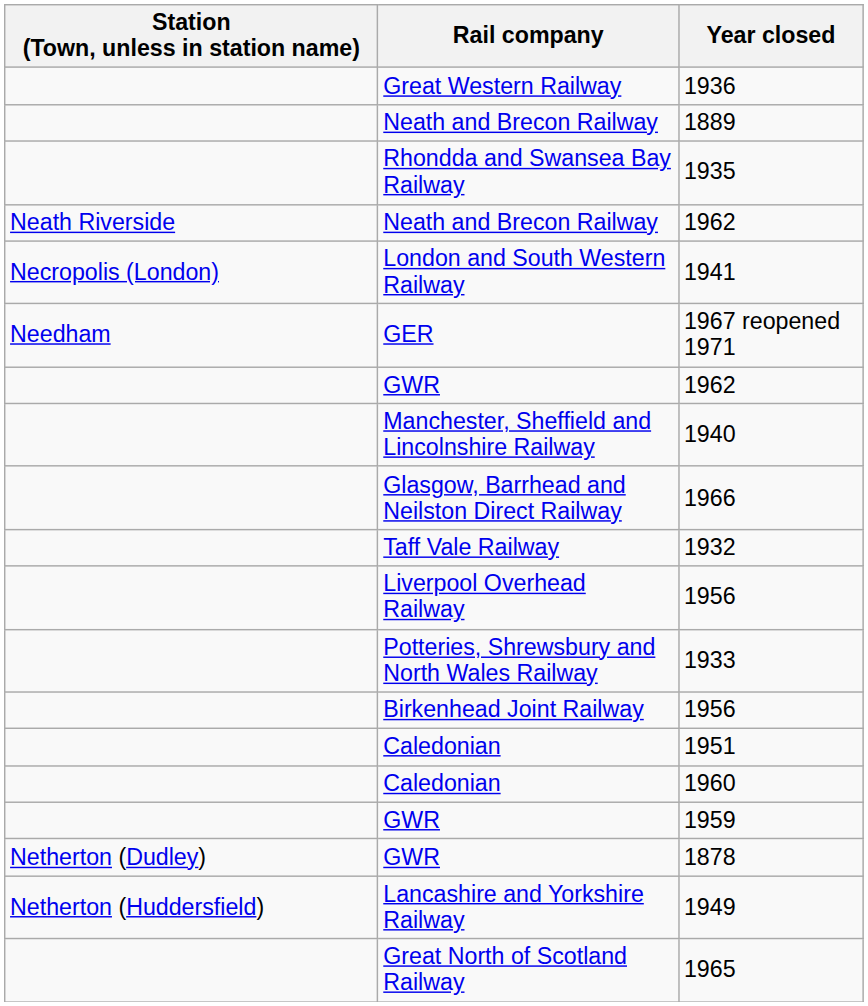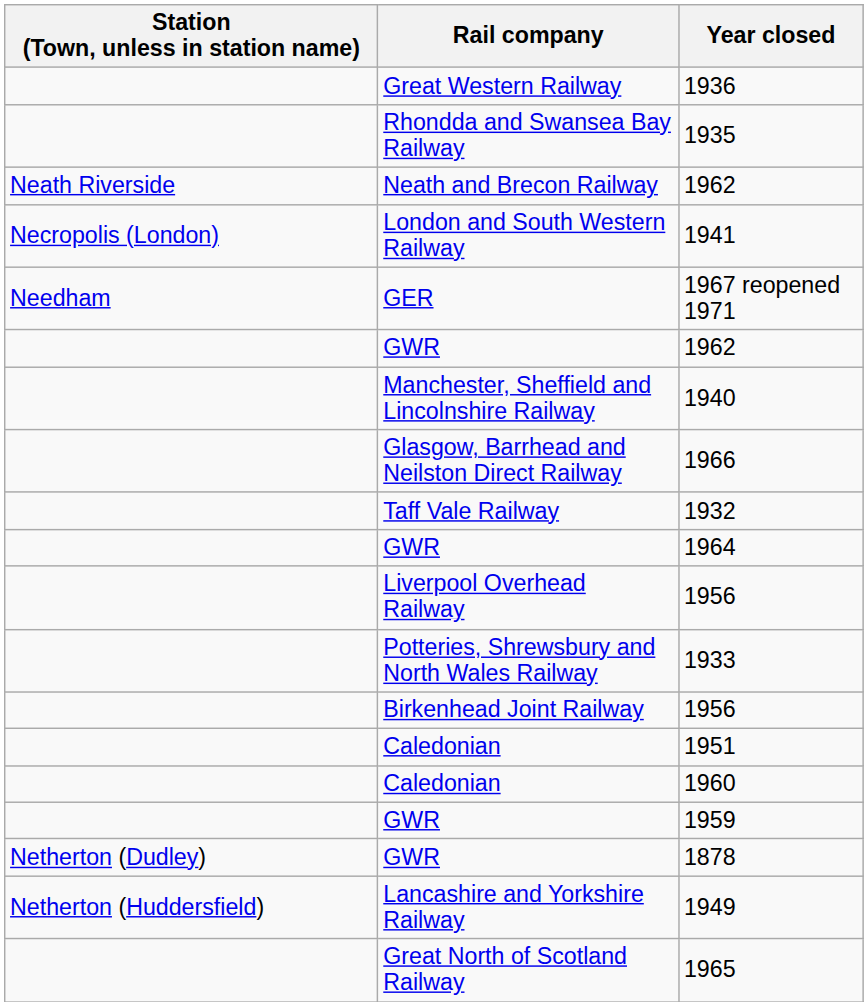- row: (521, 122)
+ row: (412, 547)
